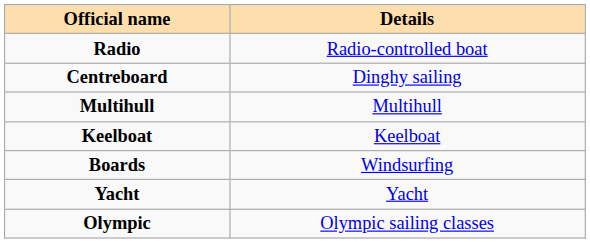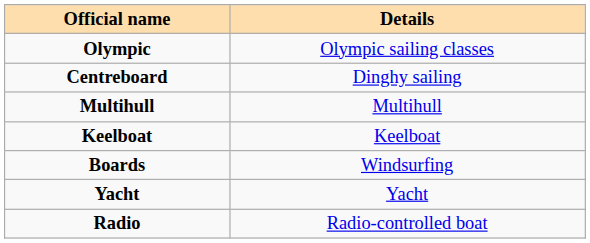rows swapped: (117, 223) <-> (117, 48)
